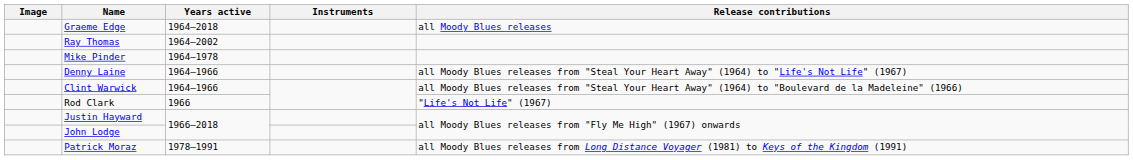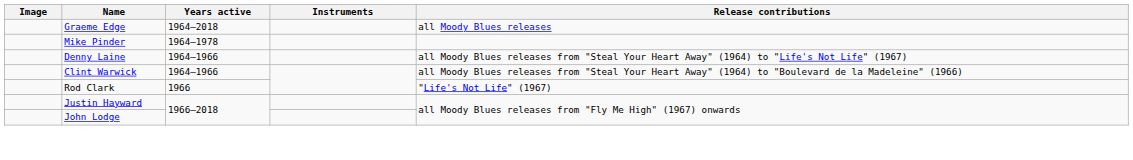- row: (92, 42)
- row: (100, 147)
